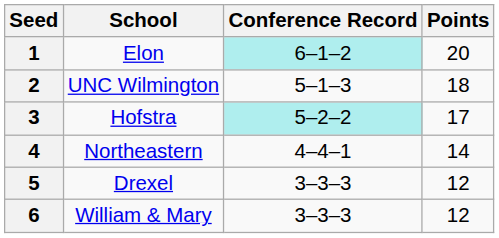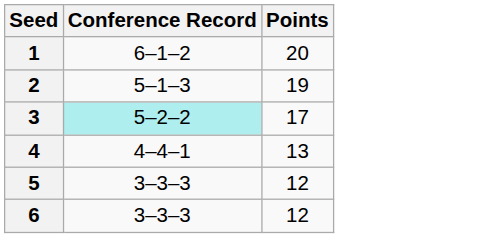- column: (143, 20)
(323, 53) paleturquoise background -> (162, 53) no background
(458, 85) 18 -> (297, 85) 19
(458, 150) 14 -> (297, 150) 13
